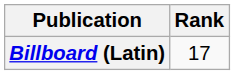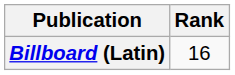(199, 52) 17 -> (199, 52) 16
